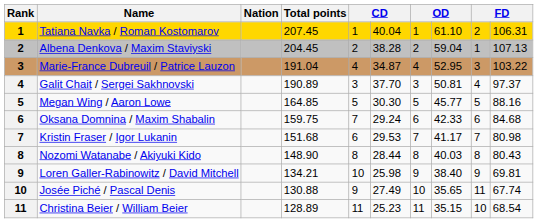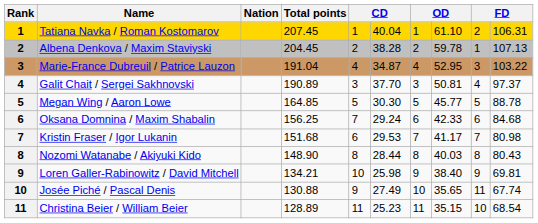(448, 48) 59.04 -> (448, 48) 59.78
(507, 102) 88.16 -> (507, 102) 88.78
(301, 119) 159.75 -> (301, 119) 156.25
